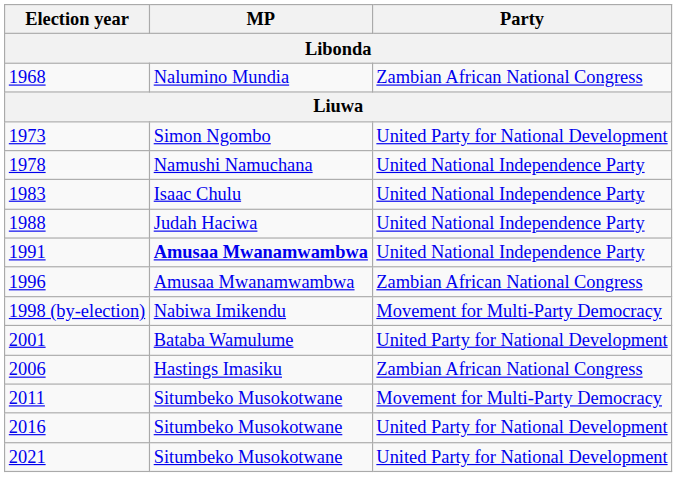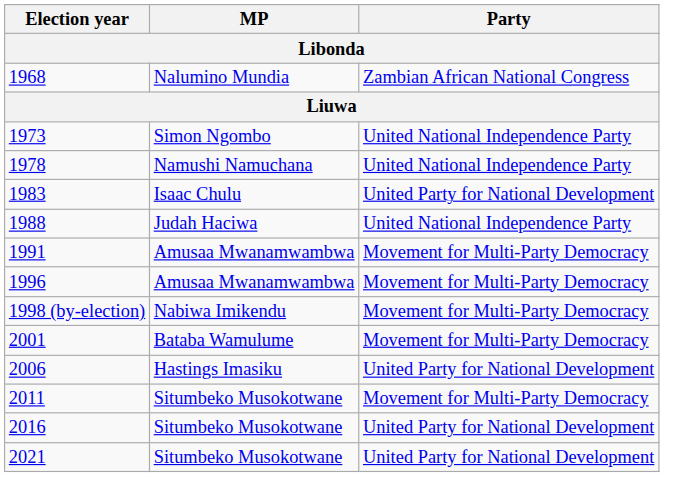(522, 135) United Party for National Development -> (497, 135) United National Independence Party
(510, 194) United National Independence Party -> (509, 194) United Party for National Development
(261, 252) bold -> (254, 252) normal
(510, 252) United National Independence Party -> (506, 252) Movement for Multi-Party Democracy
(509, 281) Zambian African National Congress -> (506, 281) Movement for Multi-Party Democracy
(522, 340) United Party for National Development -> (506, 340) Movement for Multi-Party Democracy
(509, 369) Zambian African National Congress -> (509, 369) United Party for National Development
